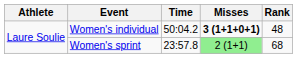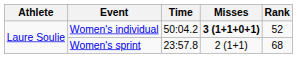(277, 29) 48 -> (277, 29) 52
(231, 46) lightgreen background -> (231, 46) no background
